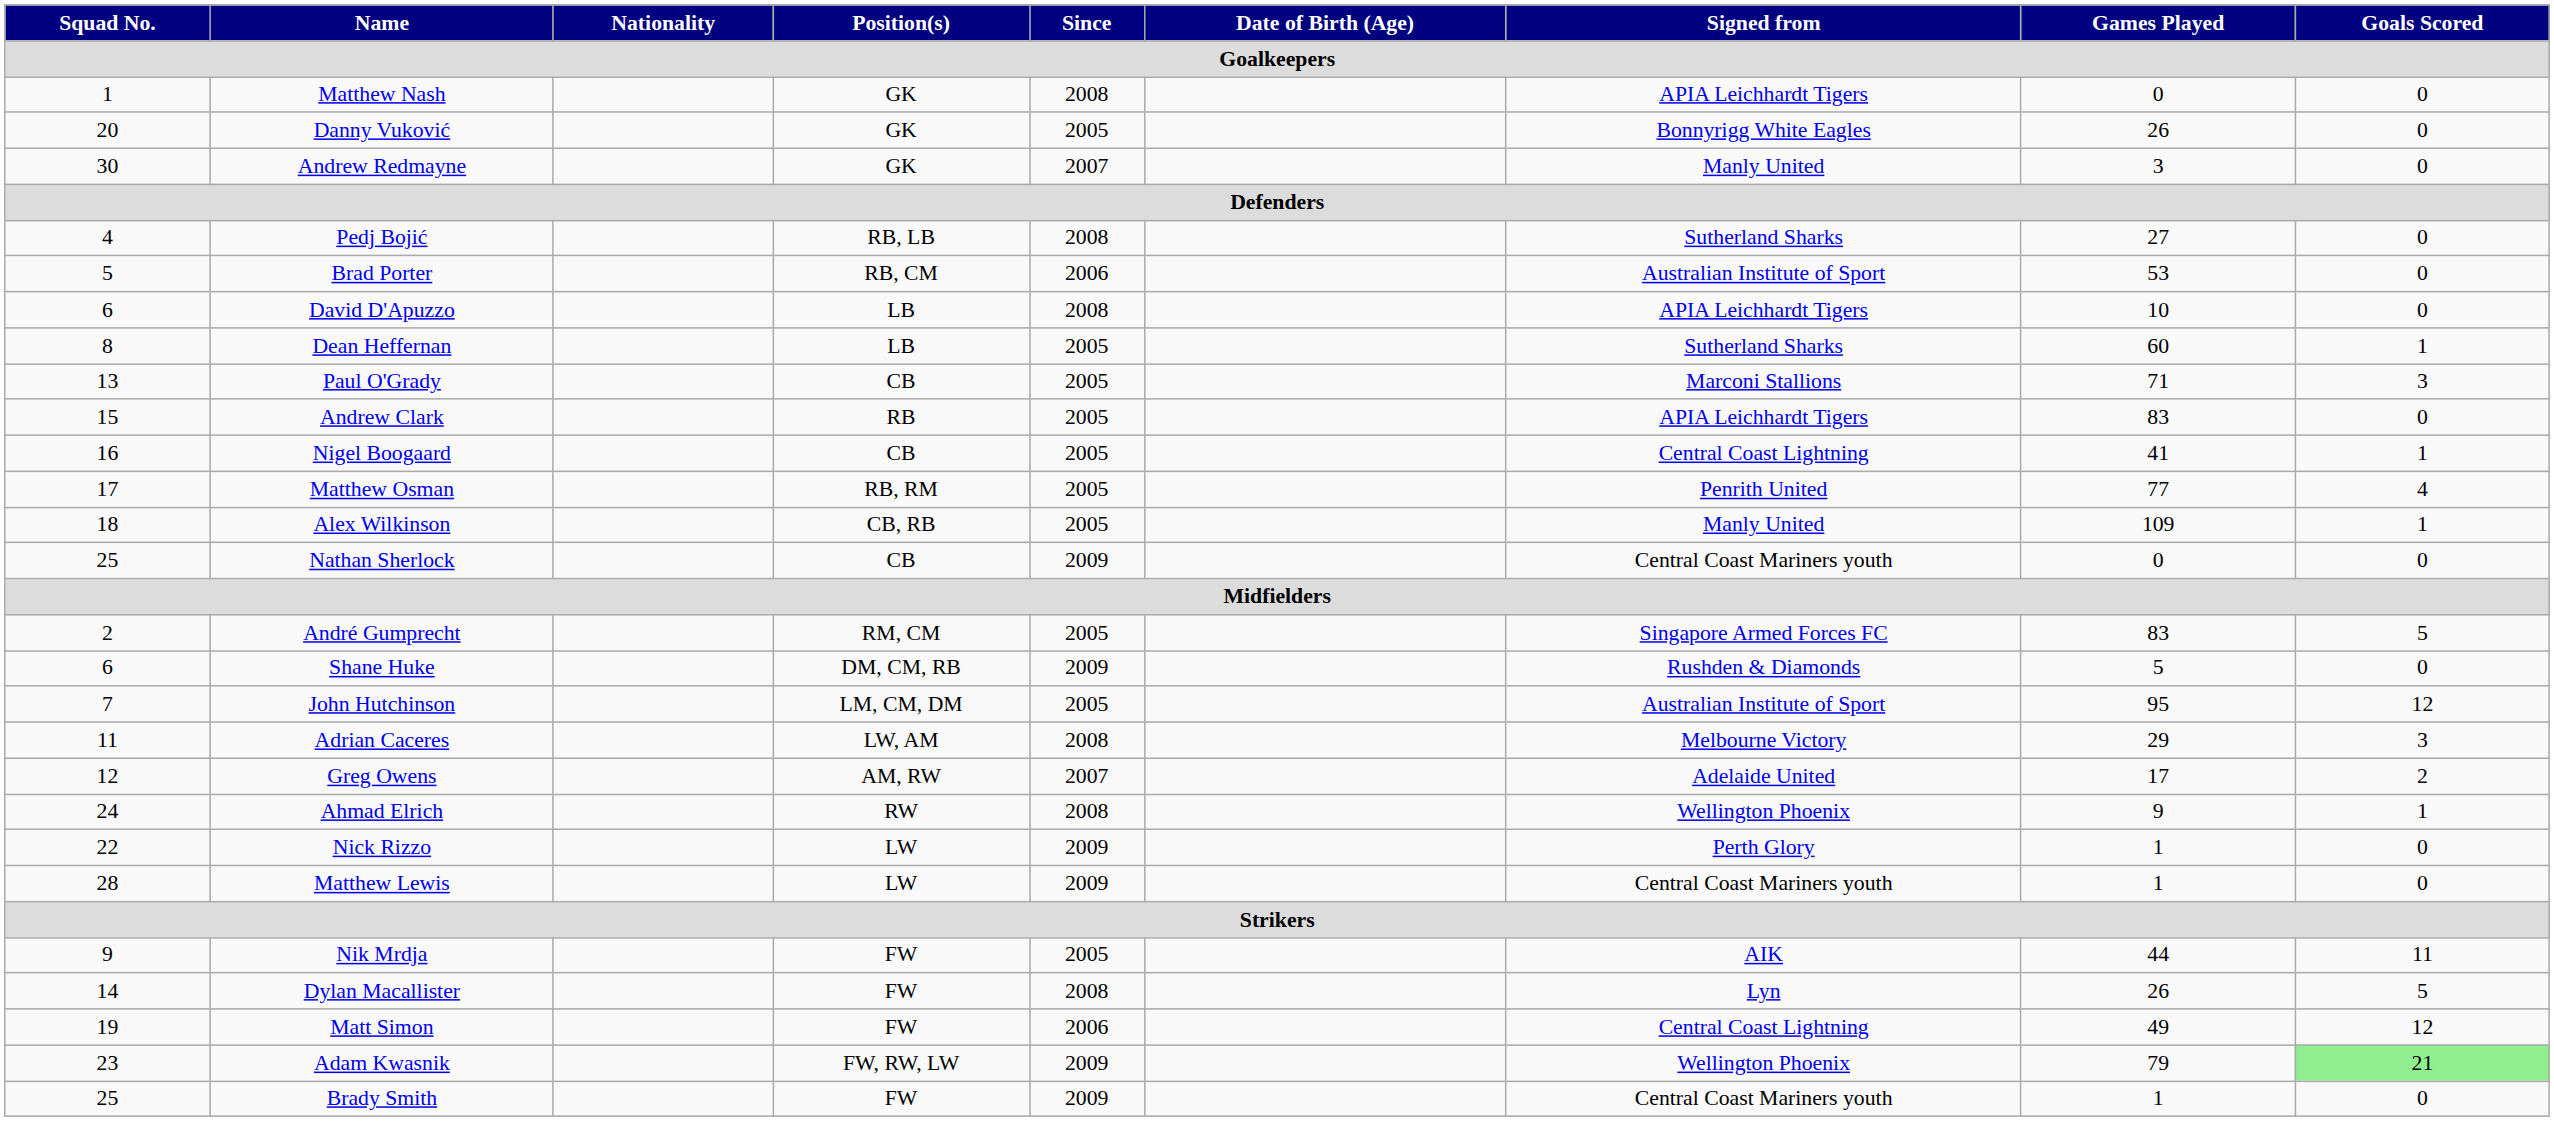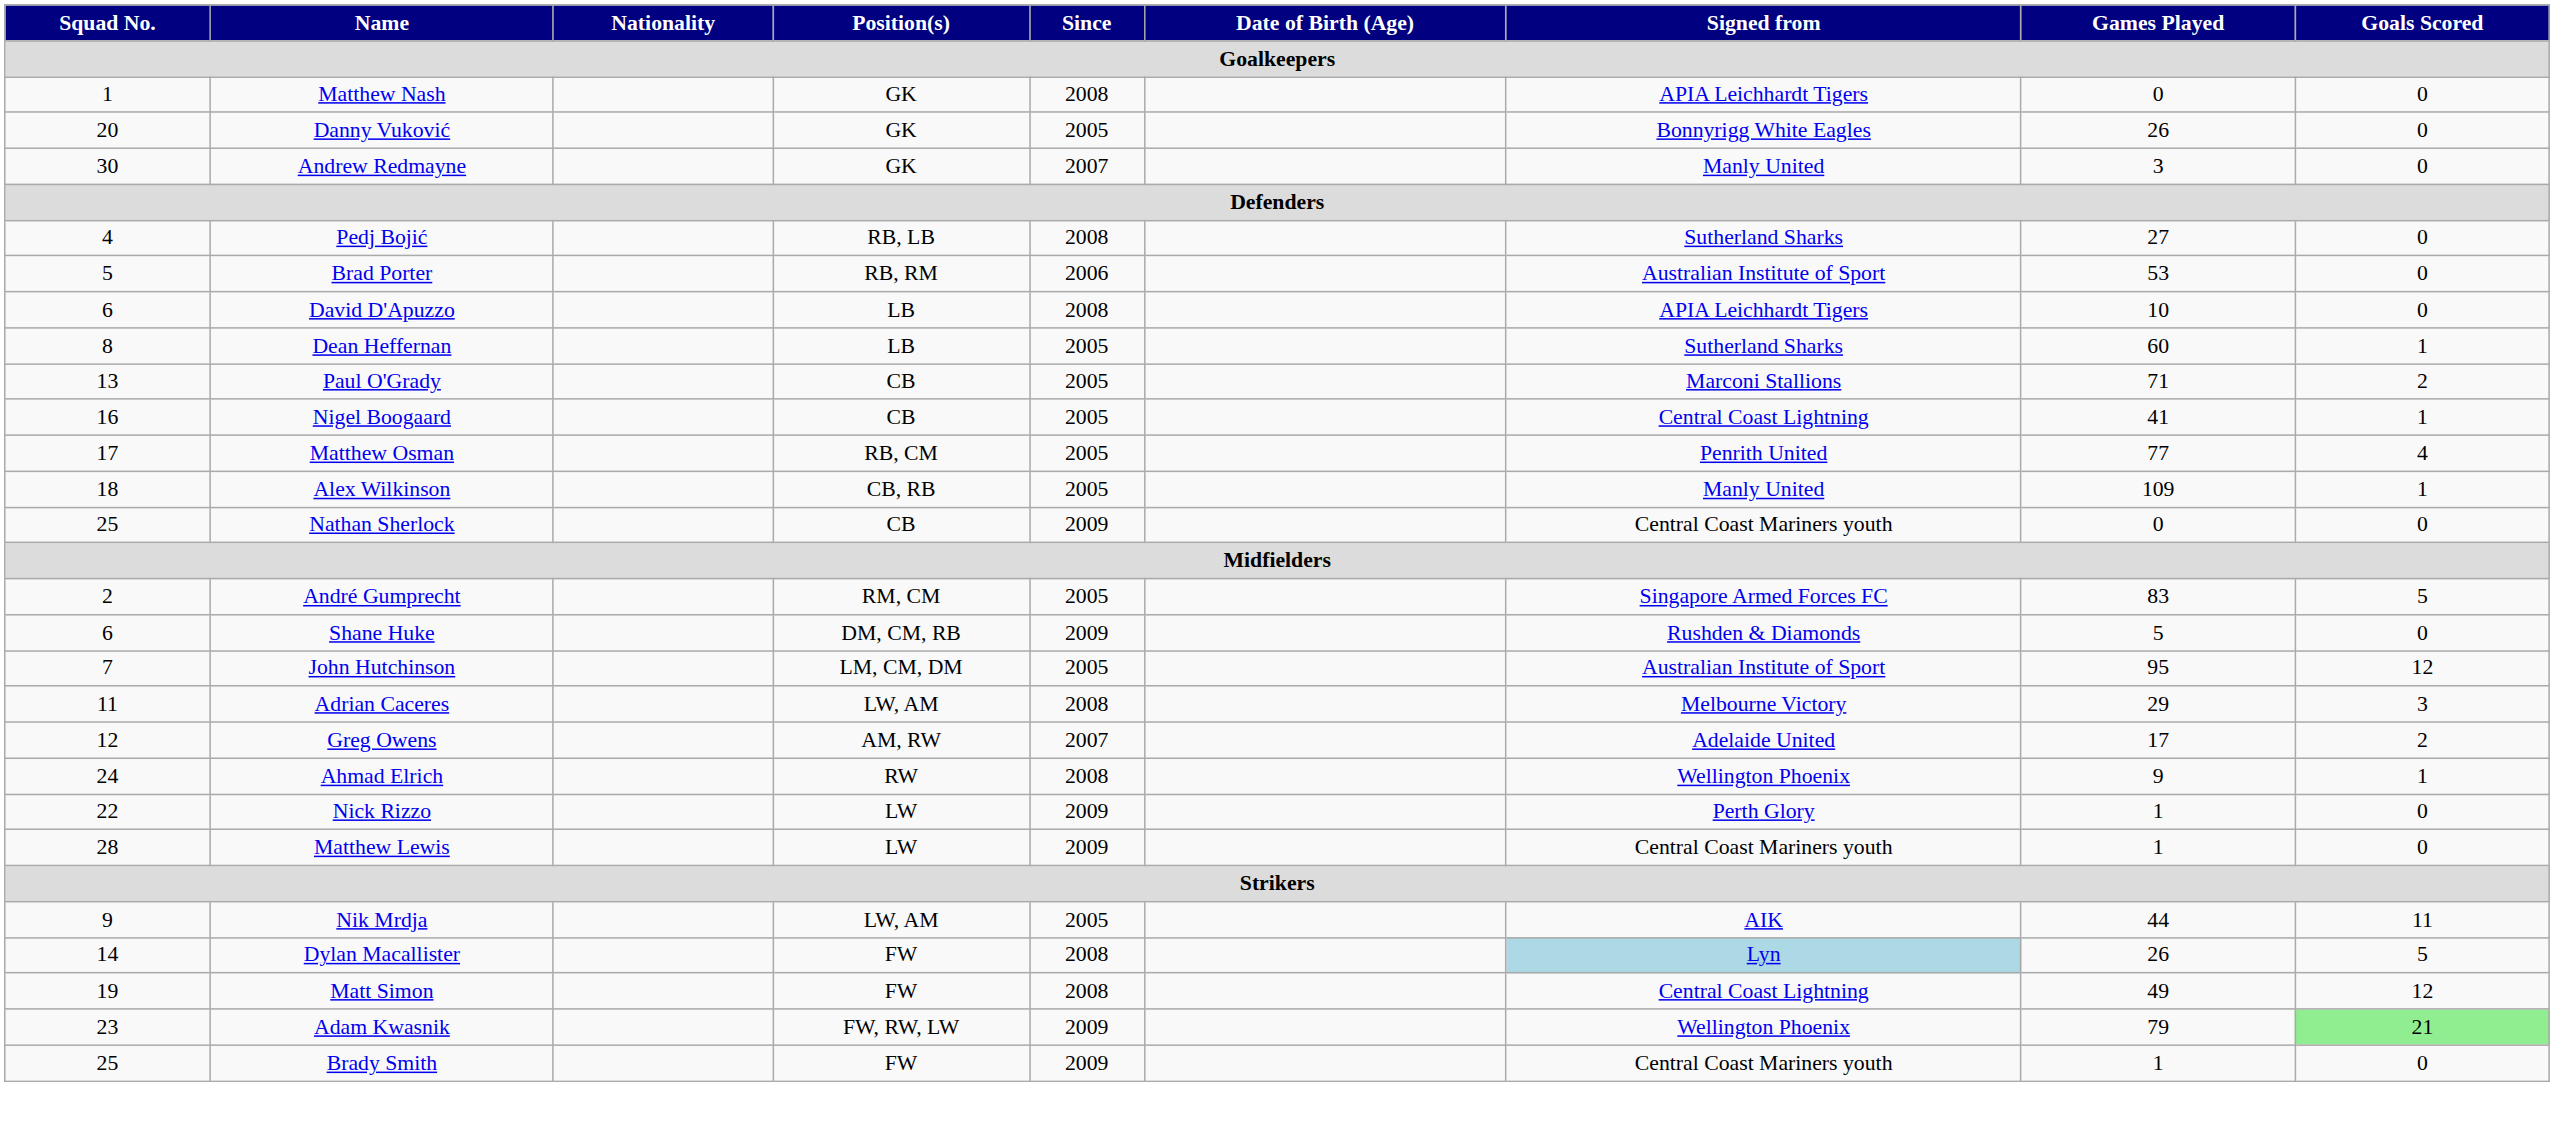(901, 273) RB, CM -> (901, 273) RB, RM
(2422, 381) 3 -> (2422, 381) 2
- row: (382, 417)
(901, 489) RB, RM -> (901, 453) RB, CM
(901, 955) FW -> (901, 919) LW, AM
(1764, 991) no background -> (1764, 955) lightblue background
(1087, 1026) 2006 -> (1087, 991) 2008
